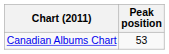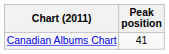(142, 40) 53 -> (142, 40) 41
